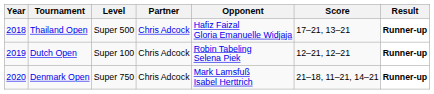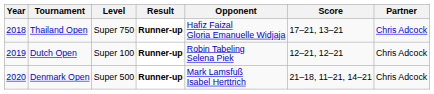columns swapped: (164, 12) <-> (405, 12)
(114, 30) Super 500 -> (114, 30) Super 750
(114, 78) Super 750 -> (114, 78) Super 500
